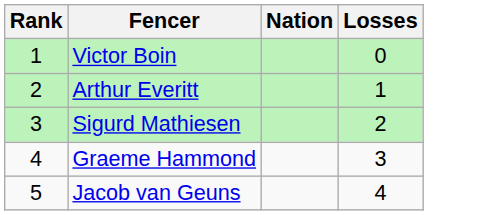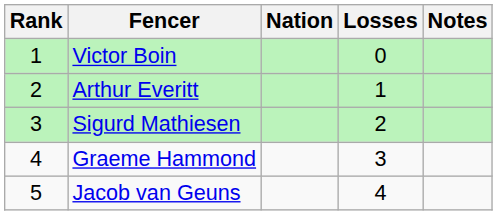+ column: (458, 21)
